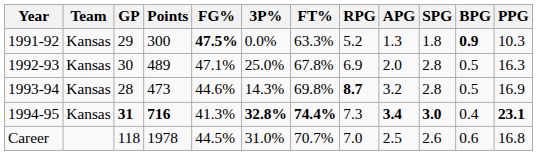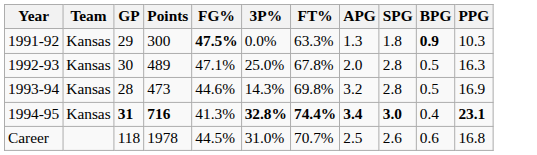- column: (360, 16)
